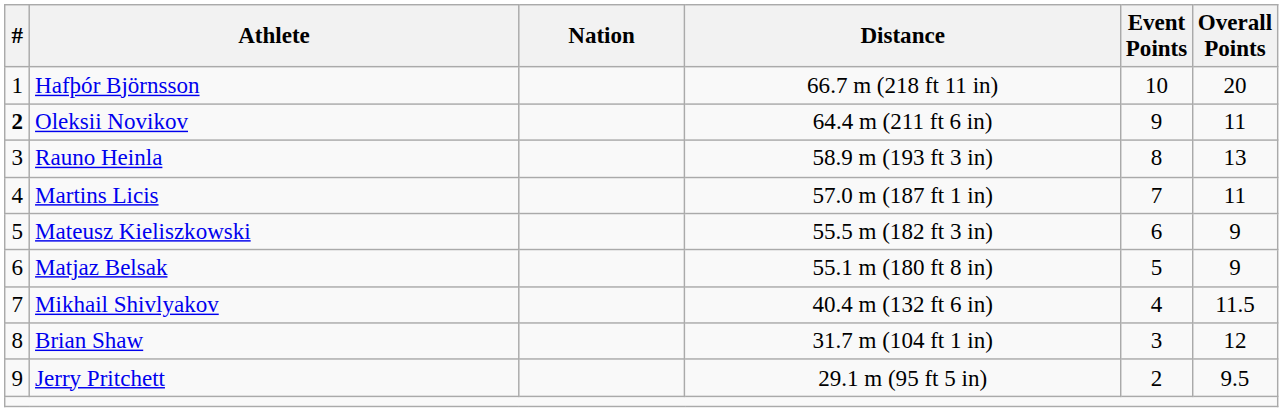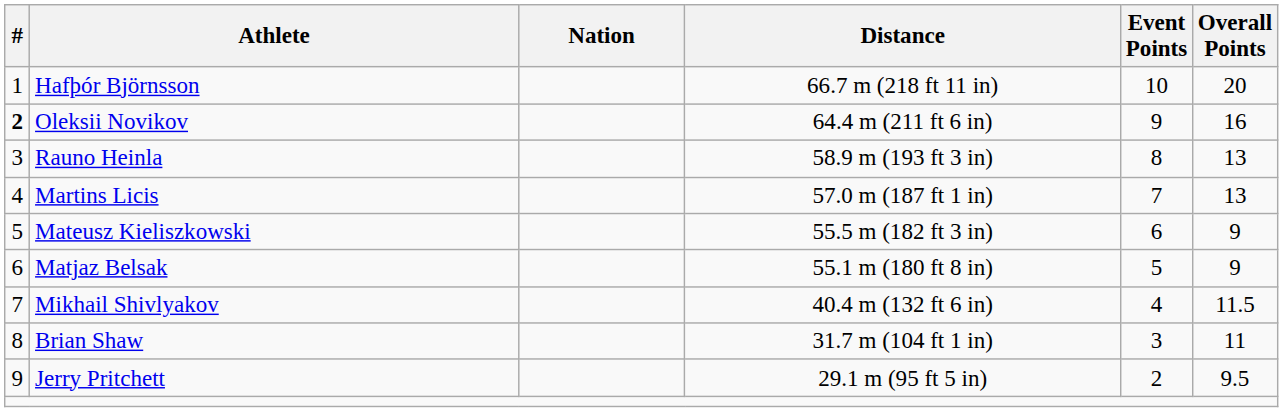(1235, 121) 11 -> (1235, 121) 16
(1235, 194) 11 -> (1235, 194) 13
(1235, 341) 12 -> (1235, 341) 11
